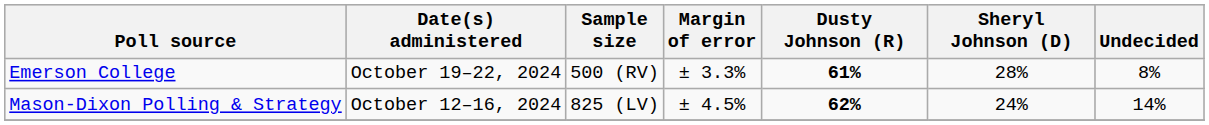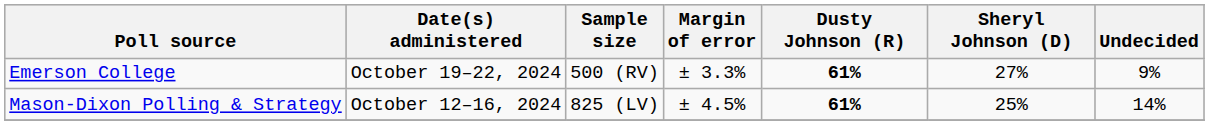(1011, 73) 28% -> (1011, 73) 27%
(1149, 73) 8% -> (1149, 73) 9%
(844, 104) 62% -> (844, 104) 61%
(1011, 104) 24% -> (1011, 104) 25%
